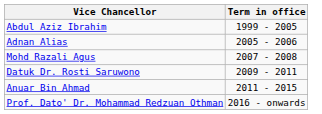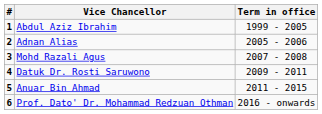+ column: (9, 12)
